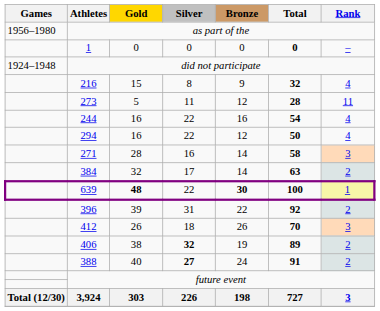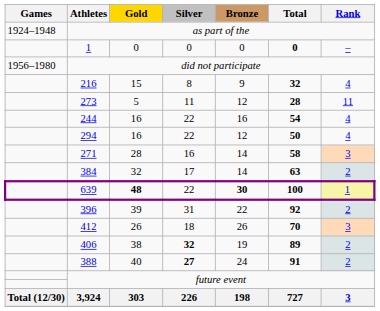(32, 31) 1956–1980 -> (32, 31) 1924–1948
(32, 66) 1924–1948 -> (32, 66) 1956–1980
